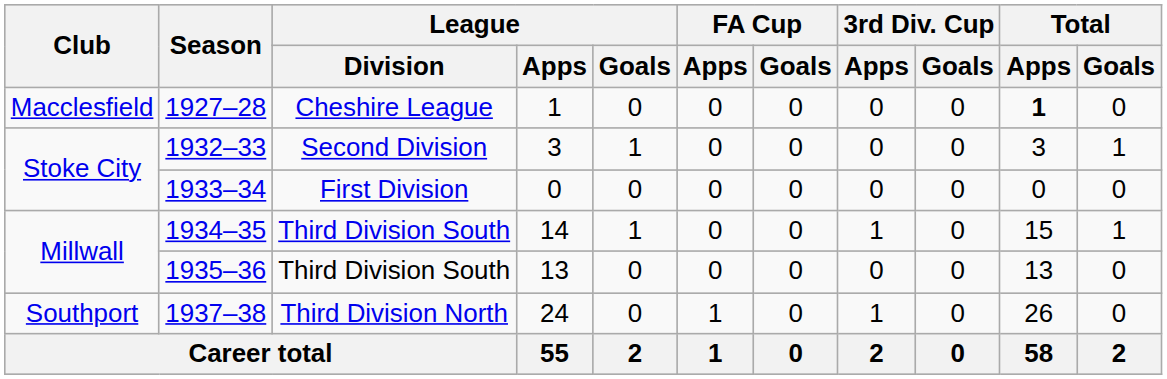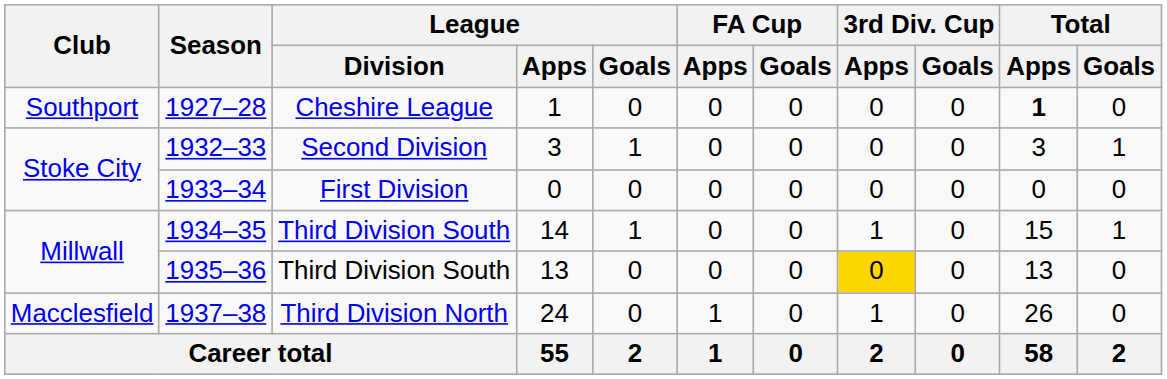(82, 107) Macclesfield -> (82, 107) Southport
(876, 271) no background -> (876, 271) gold background
(82, 312) Southport -> (82, 312) Macclesfield
